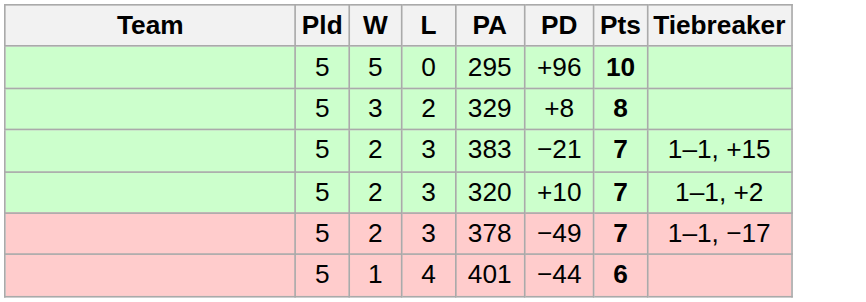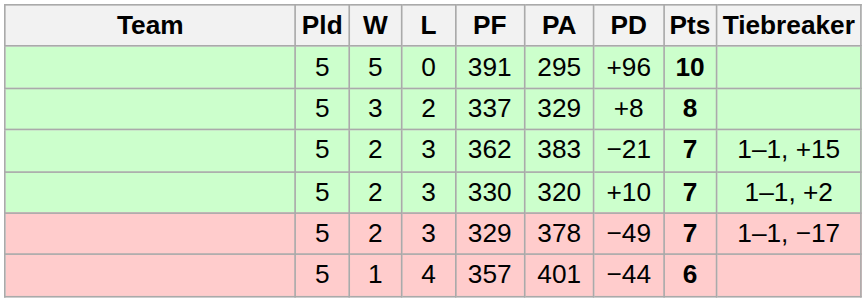+ column: (490, 25)
